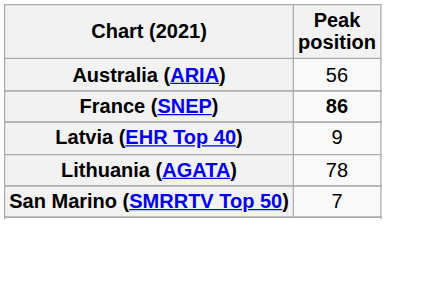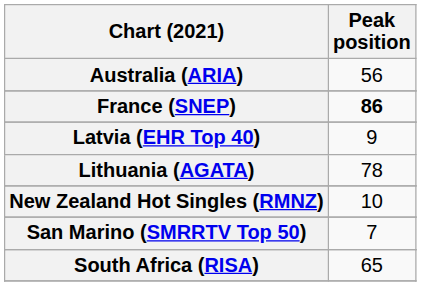+ row: (166, 201)
+ row: (166, 264)
